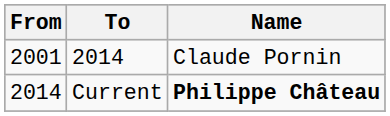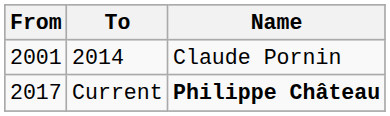(36, 93) 2014 -> (36, 93) 2017
